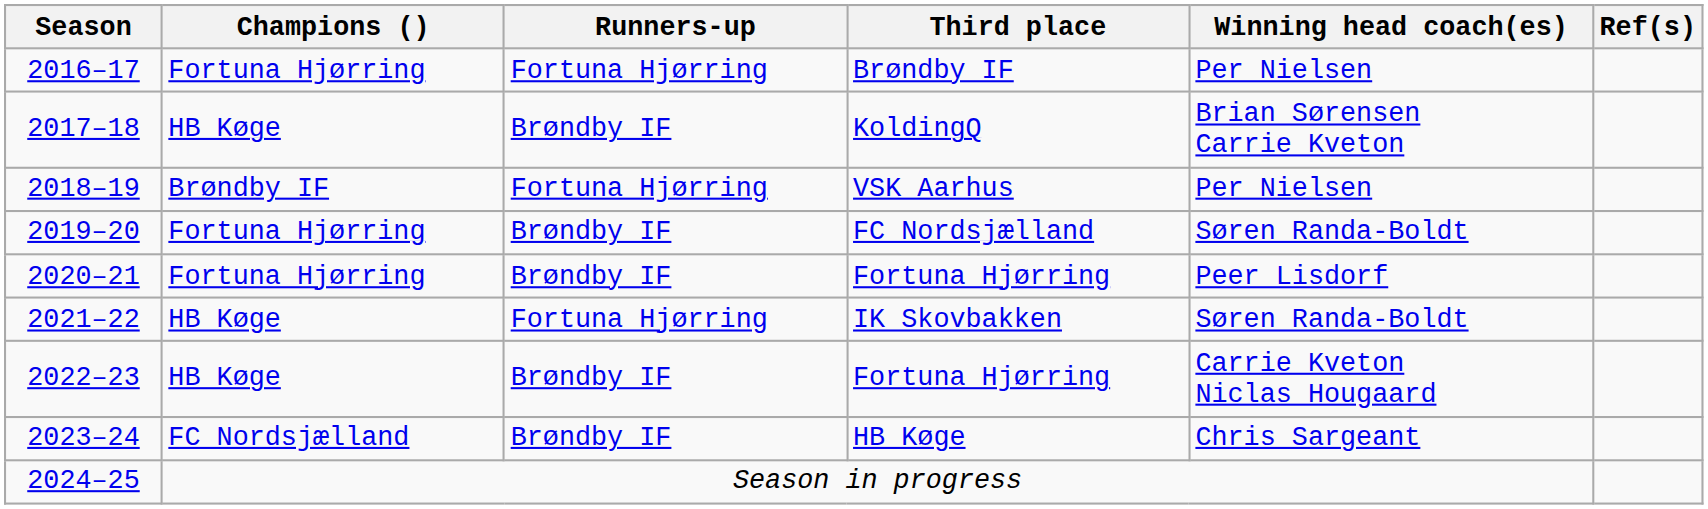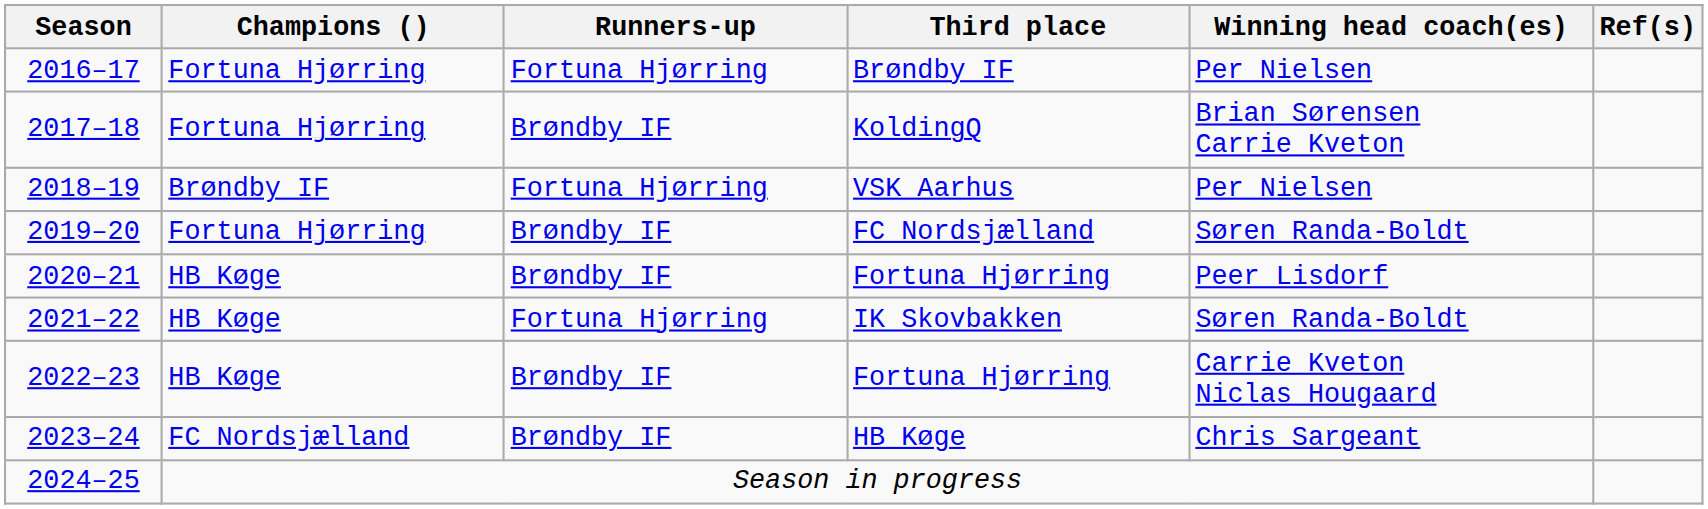(225, 130) HB Køge -> (297, 130) Fortuna Hjørring
(297, 276) Fortuna Hjørring -> (225, 276) HB Køge
